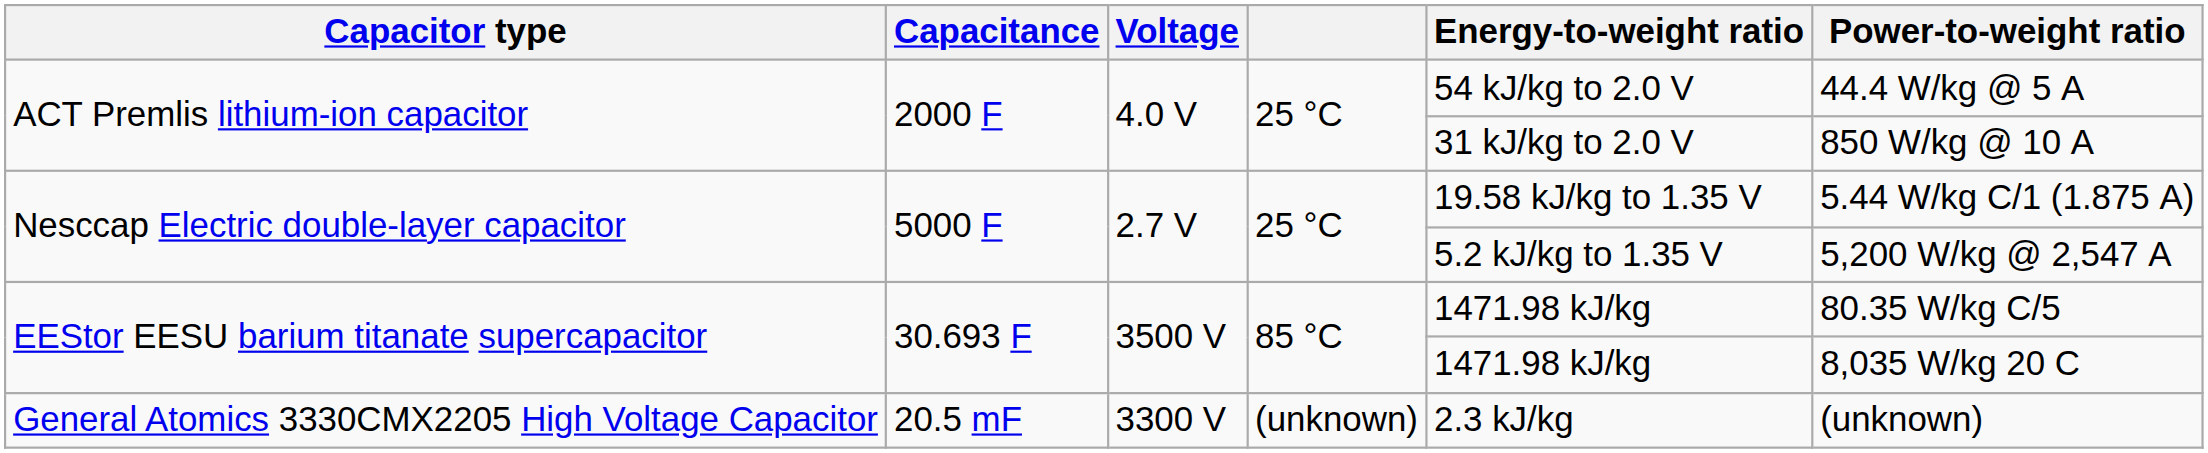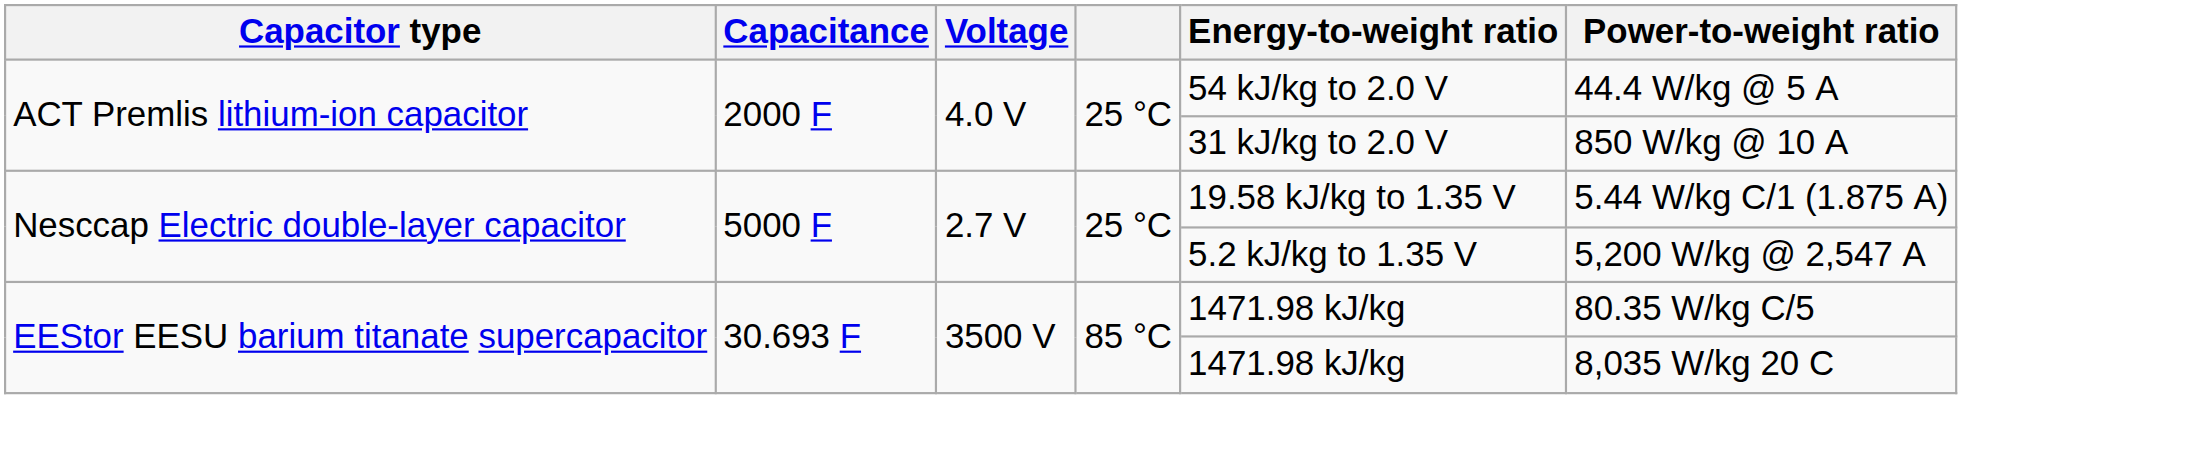- row: (446, 419)
